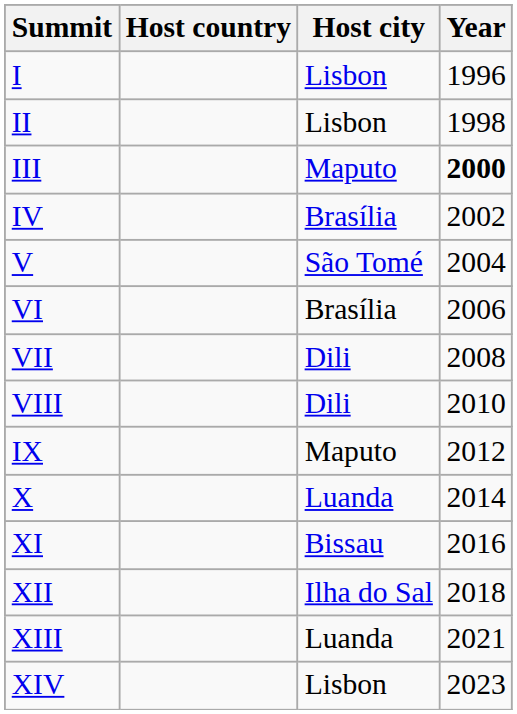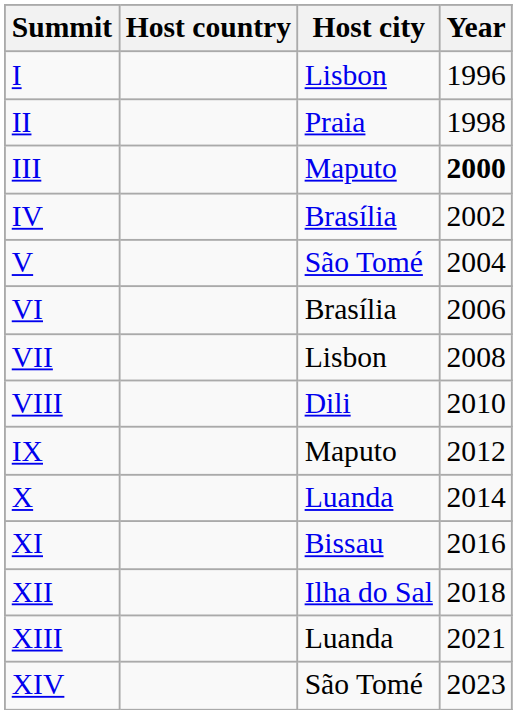(346, 121) Lisbon -> (335, 121) Praia
(328, 356) Dili -> (346, 356) Lisbon
(346, 685) Lisbon -> (364, 685) São Tomé
